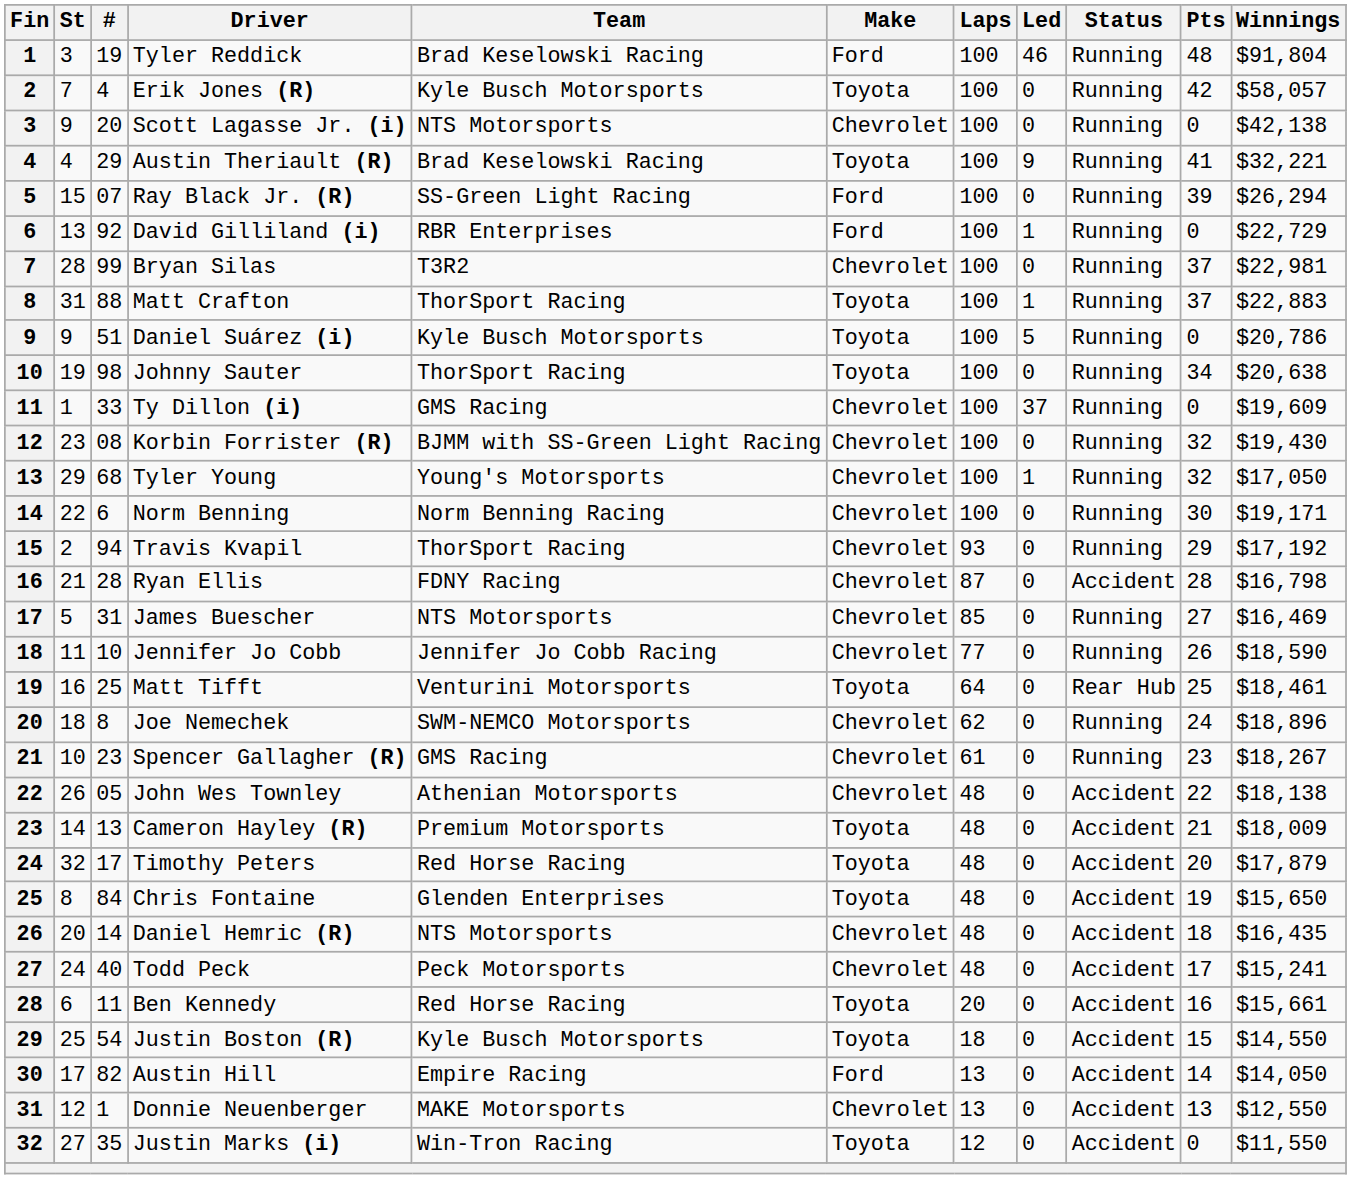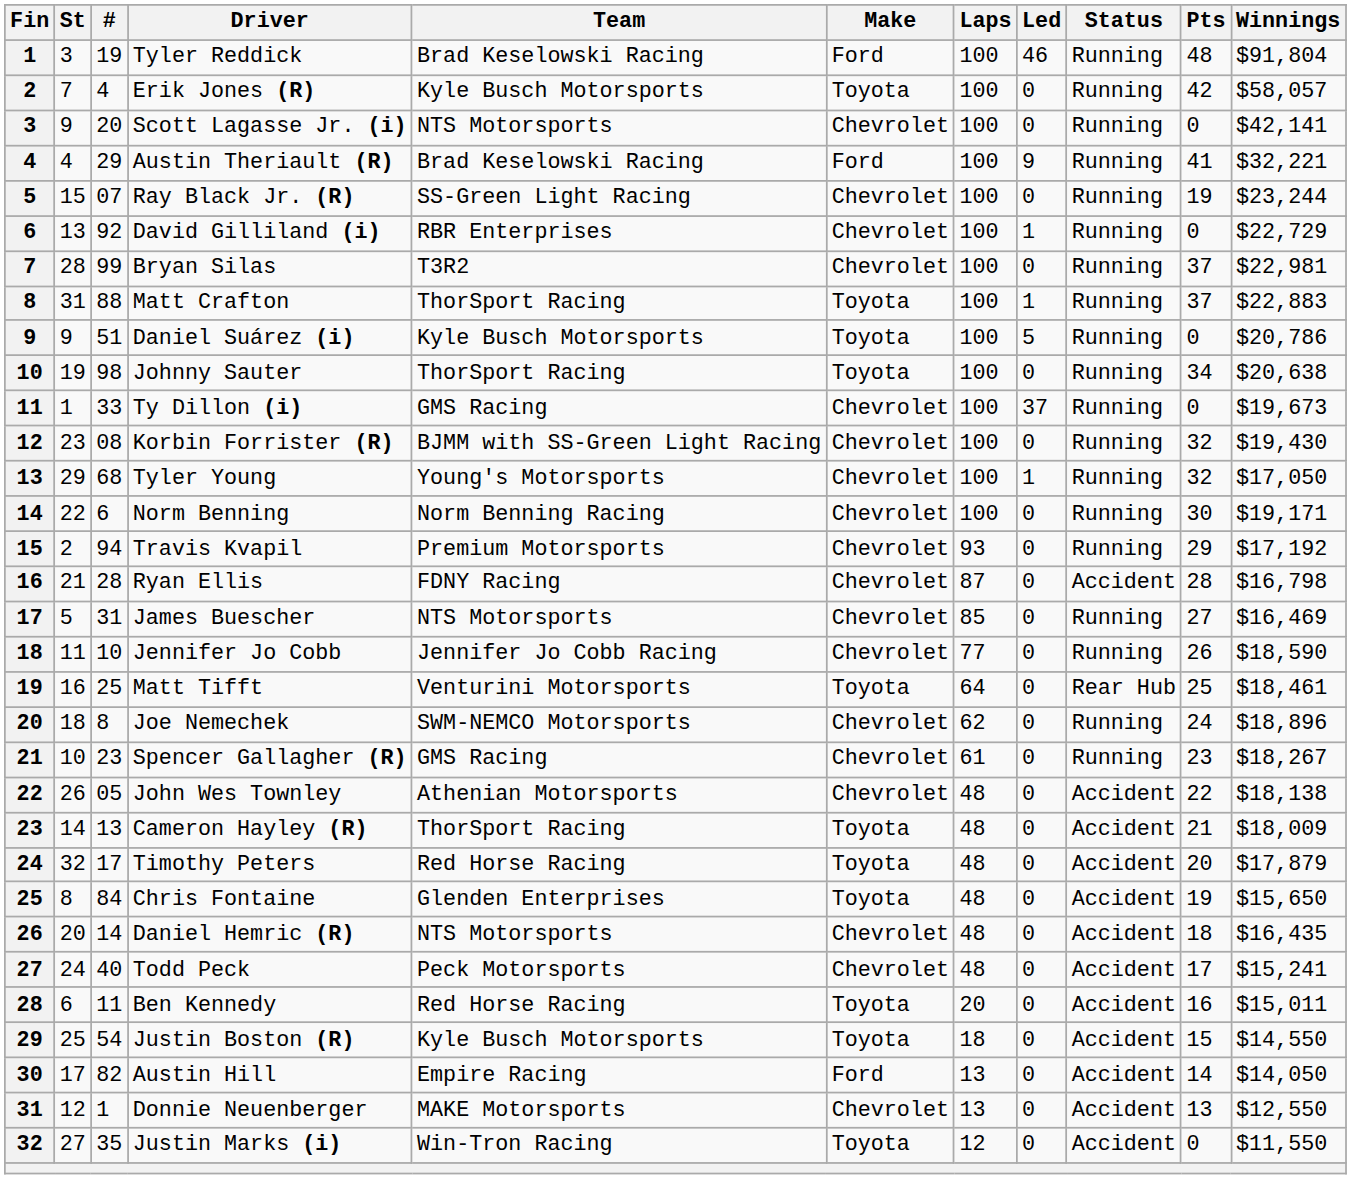(1282, 128) $42,138 -> (1282, 128) $42,141
(871, 163) Toyota -> (858, 163) Ford
(858, 198) Ford -> (890, 198) Chevrolet
(1199, 198) 39 -> (1199, 198) 19
(1282, 198) $26,294 -> (1282, 198) $23,244
(858, 233) Ford -> (890, 233) Chevrolet
(1282, 409) $19,609 -> (1282, 409) $19,673
(521, 549) ThorSport Racing -> (541, 549) Premium Motorsports
(541, 830) Premium Motorsports -> (521, 830) ThorSport Racing
(1282, 1005) $15,661 -> (1282, 1005) $15,011
